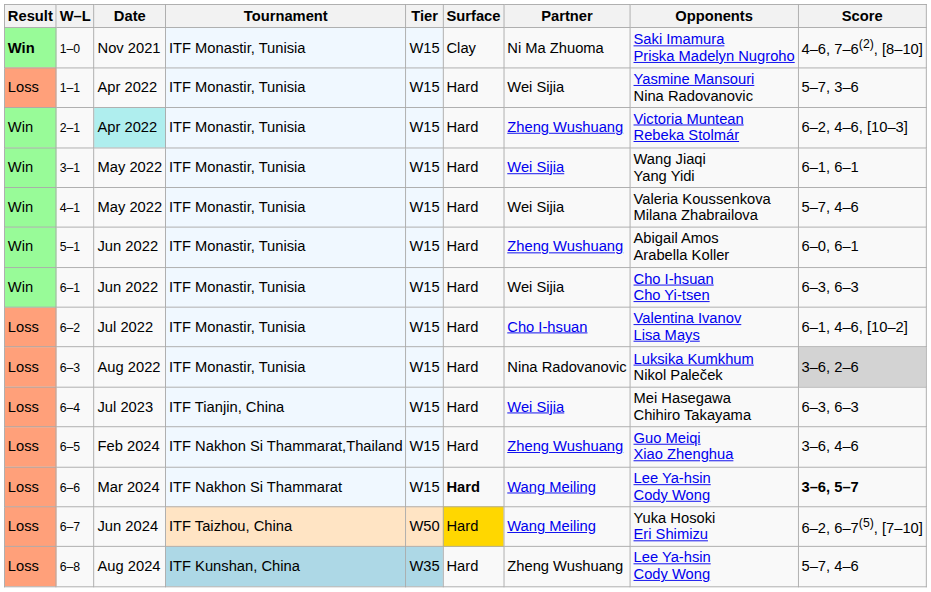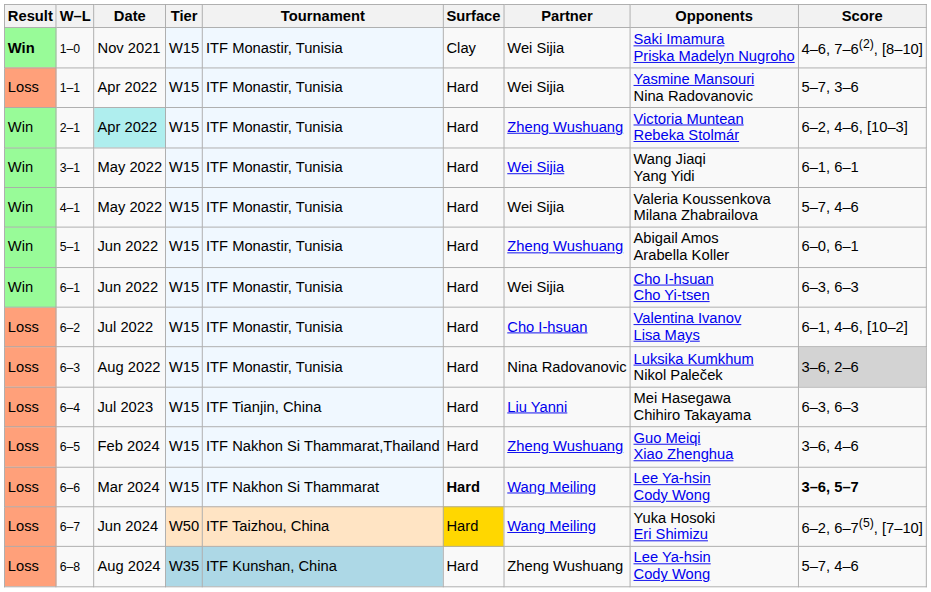columns swapped: (286, 16) <-> (425, 16)
(556, 47) Ni Ma Zhuoma -> (536, 47) Wei Sijia
(536, 406) Wei Sijia -> (537, 406) Liu Yanni
